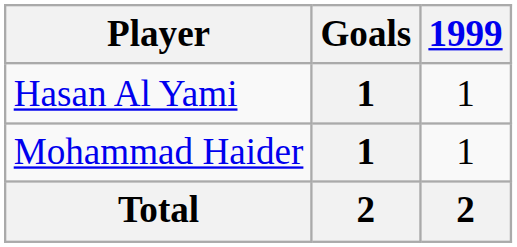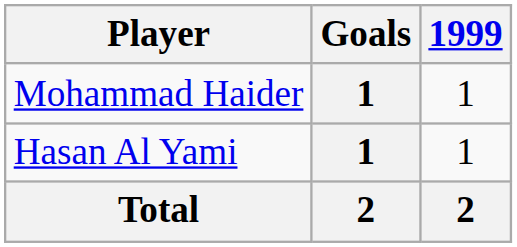rows swapped: (126, 92) <-> (159, 151)
